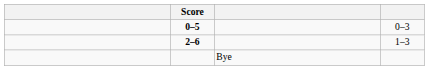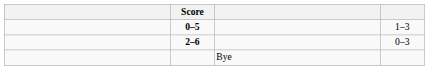(402, 27) 0–3 -> (402, 27) 1–3
(402, 42) 1–3 -> (402, 42) 0–3
